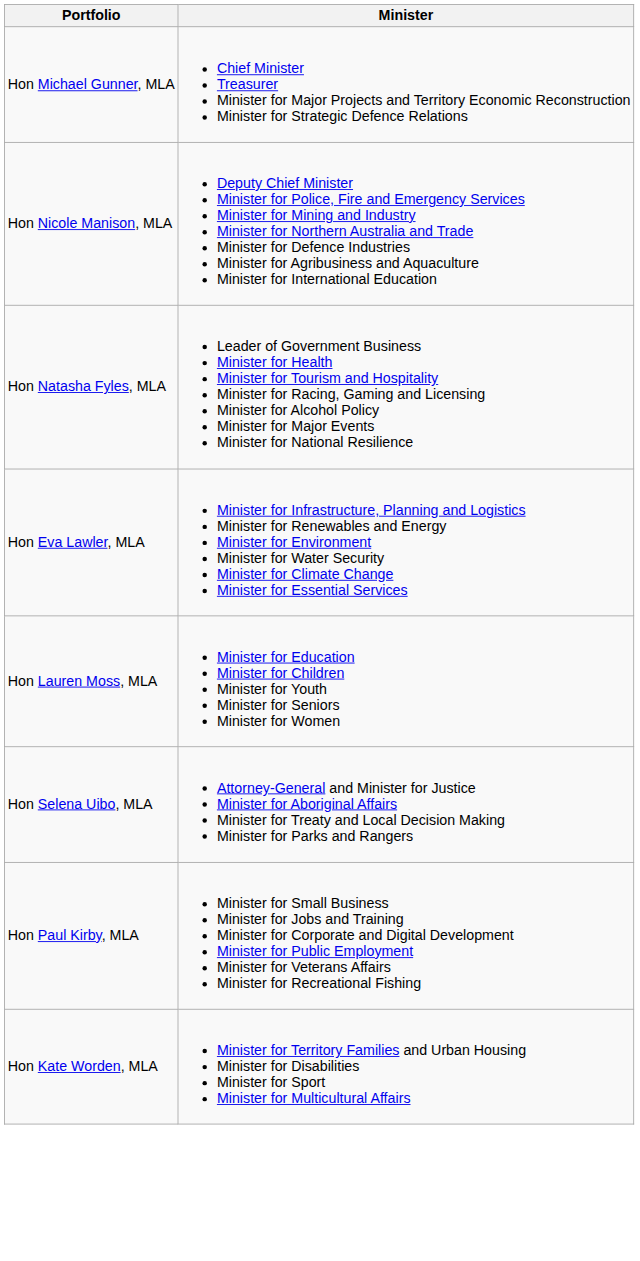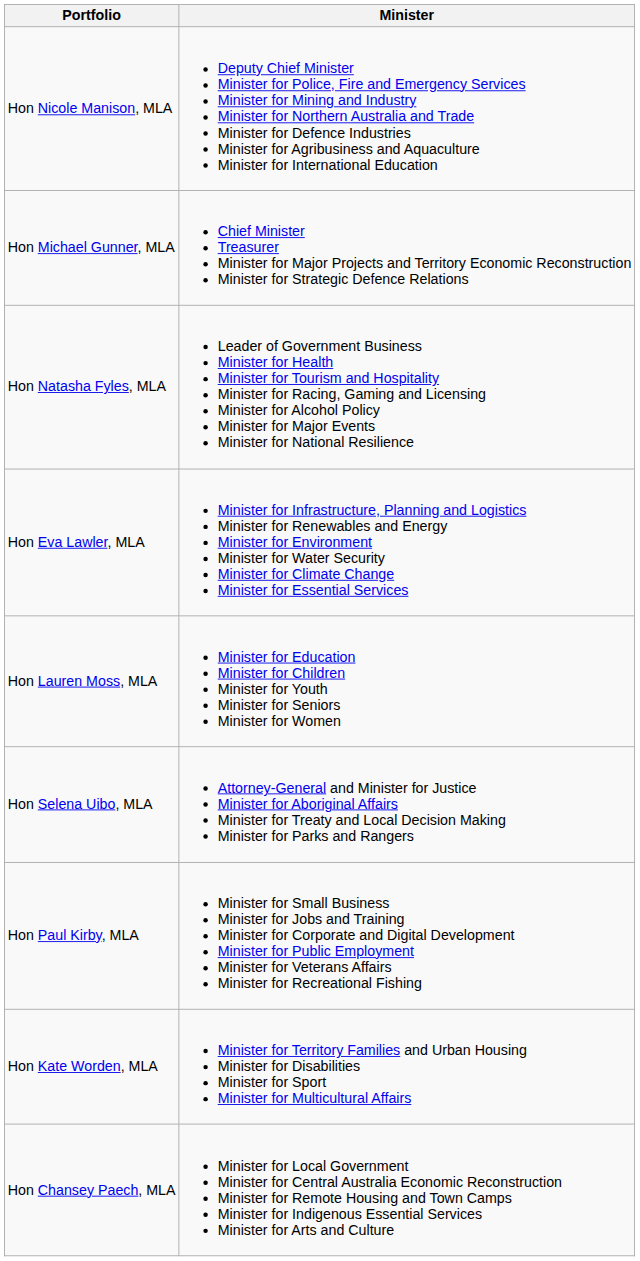rows swapped: (91, 84) <-> (90, 223)
+ row: (92, 1190)
